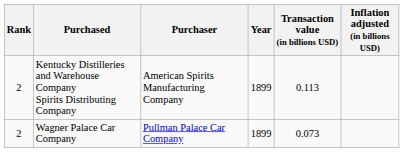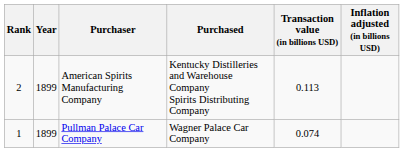columns swapped: (261, 30) <-> (87, 30)
(19, 133) 2 -> (19, 133) 1
(307, 133) 0.073 -> (307, 133) 0.074
